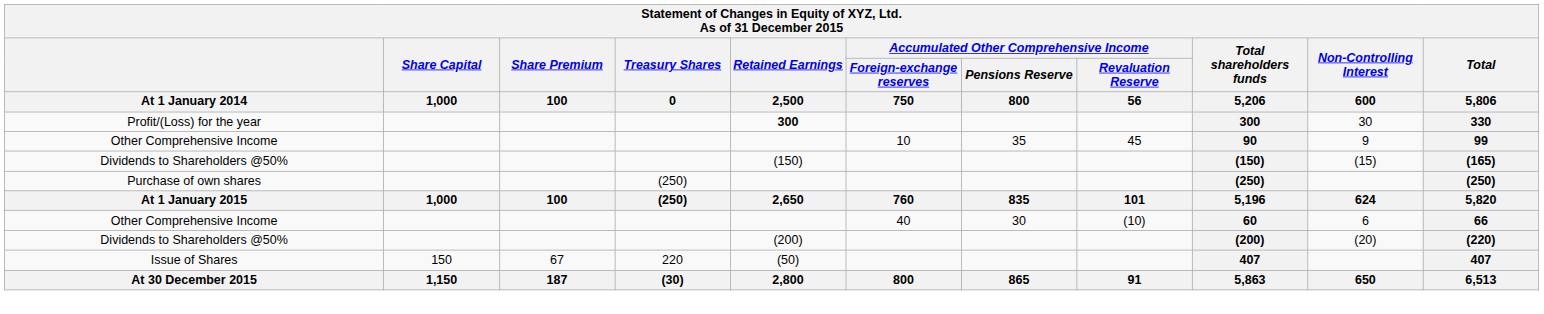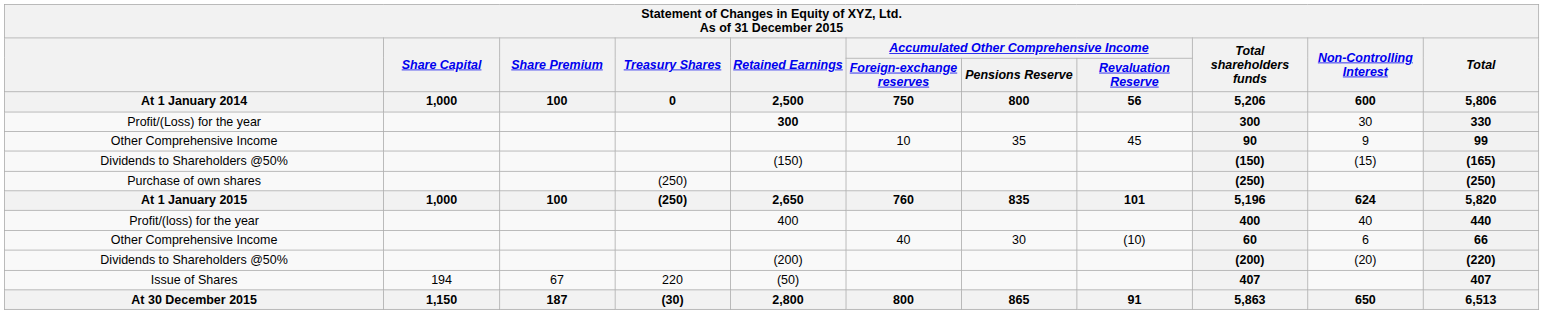+ row: (194, 220)
(442, 260) 150 -> (442, 279) 194
